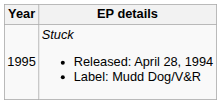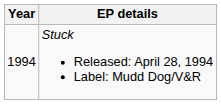(22, 62) 1995 -> (22, 62) 1994
